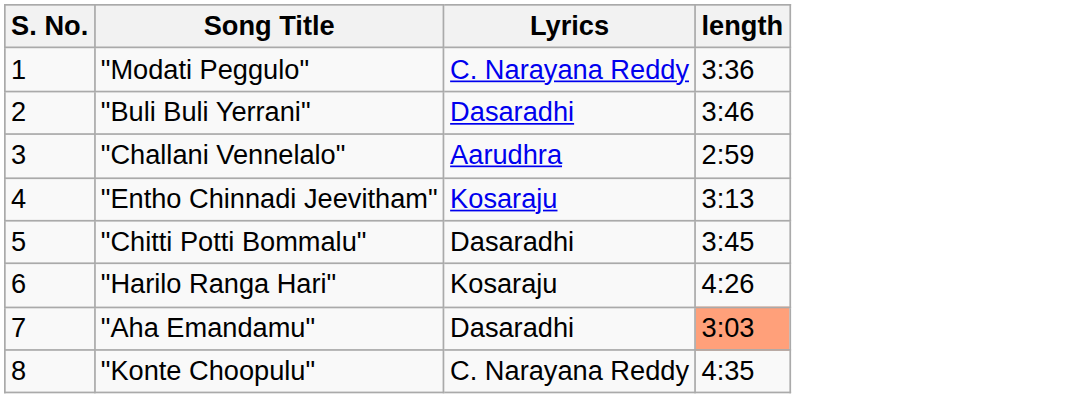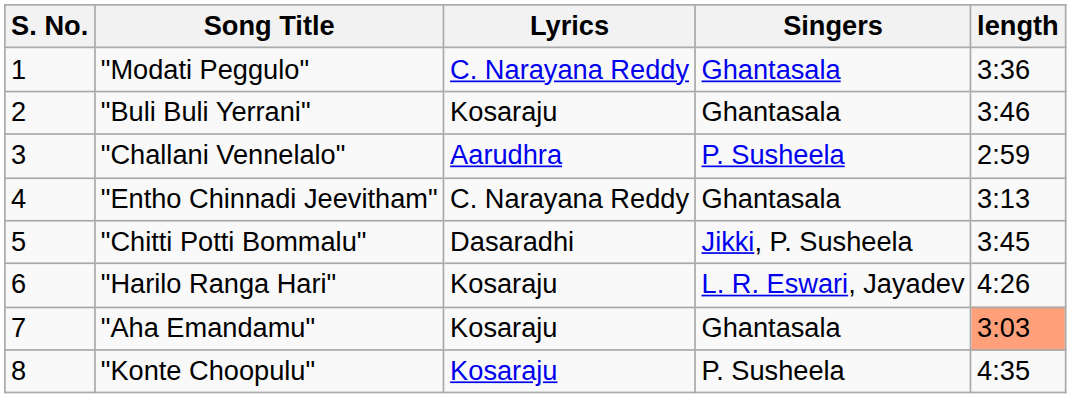+ column: (833, 26)
(512, 112) Dasaradhi -> (504, 112) Kosaraju
(504, 198) Kosaraju -> (570, 198) C. Narayana Reddy
(512, 328) Dasaradhi -> (504, 328) Kosaraju
(570, 371) C. Narayana Reddy -> (504, 371) Kosaraju
